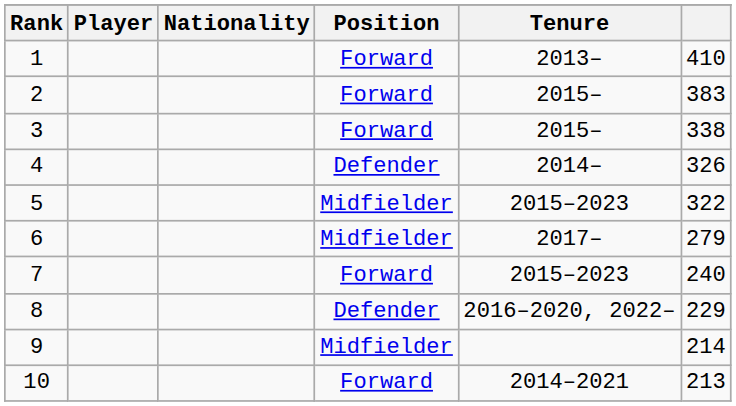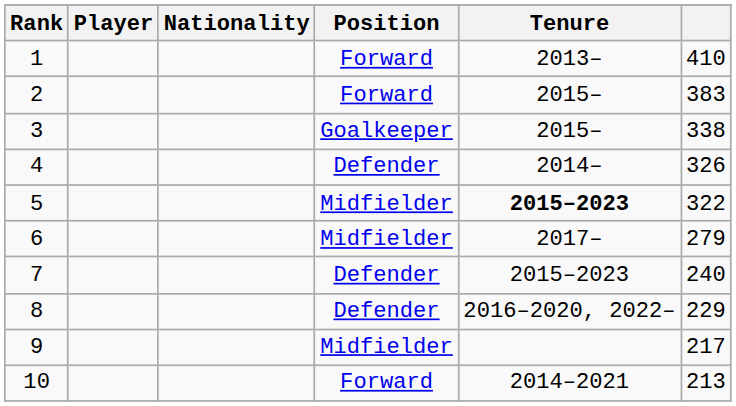(387, 131) Forward -> (387, 131) Goalkeeper
(569, 203) normal -> (569, 203) bold
(387, 275) Forward -> (387, 275) Defender
(706, 347) 214 -> (706, 347) 217
